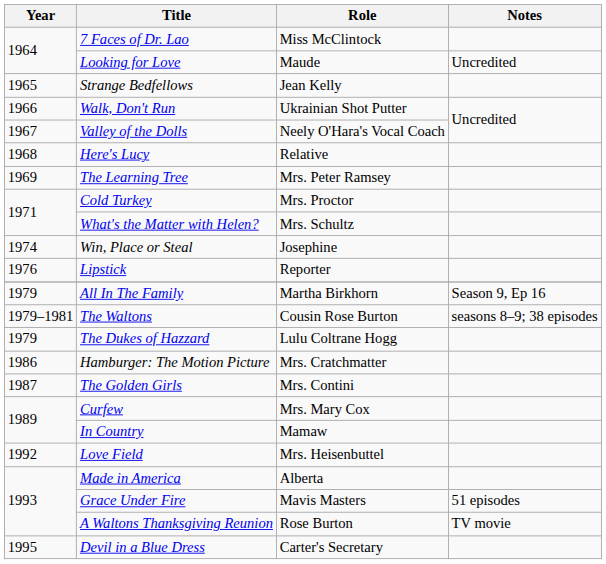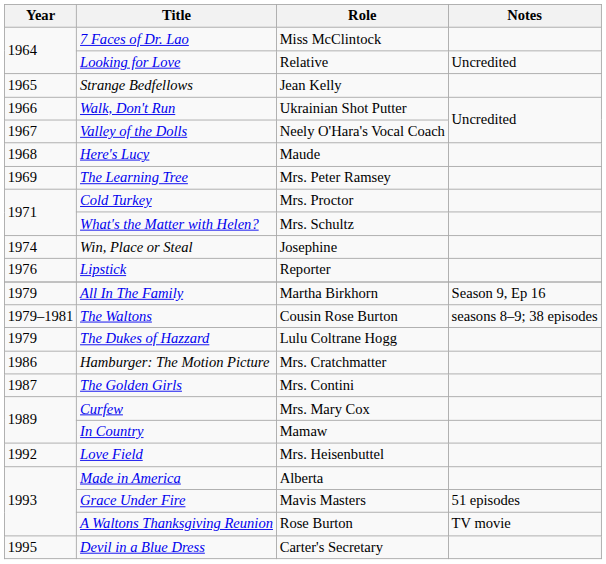(300, 62) Maude -> (304, 62) Relative
(304, 154) Relative -> (300, 154) Maude
